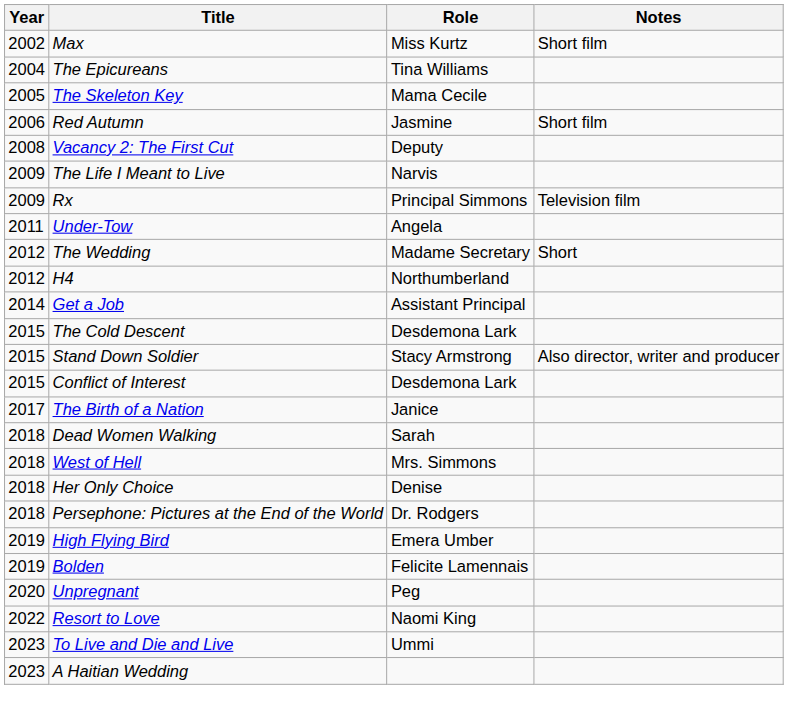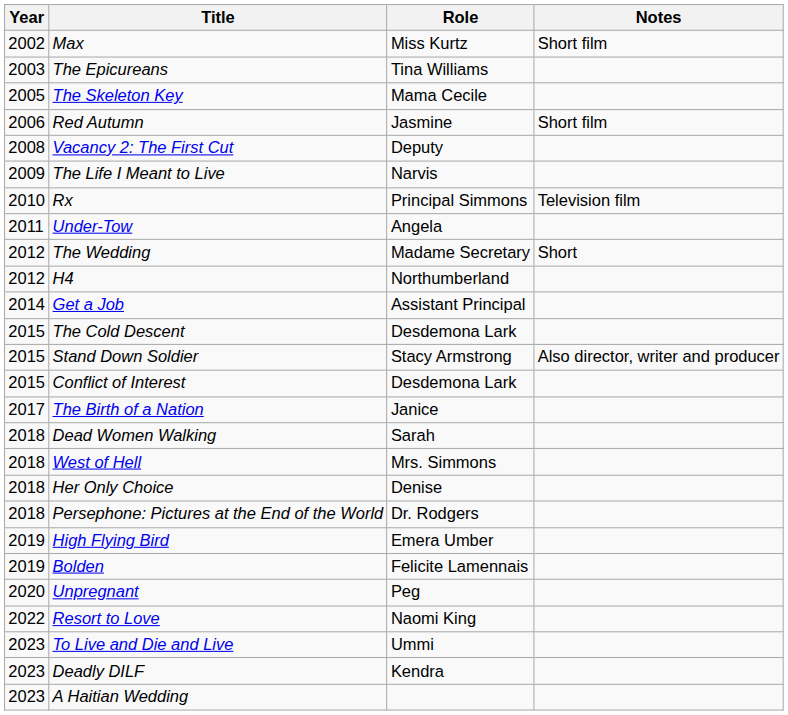(27, 69) 2004 -> (27, 69) 2003
(27, 200) 2009 -> (27, 200) 2010
+ row: (98, 670)
